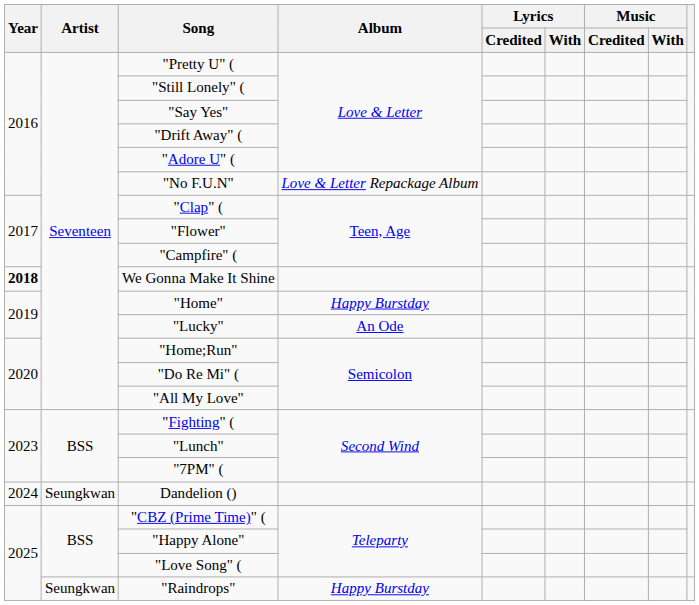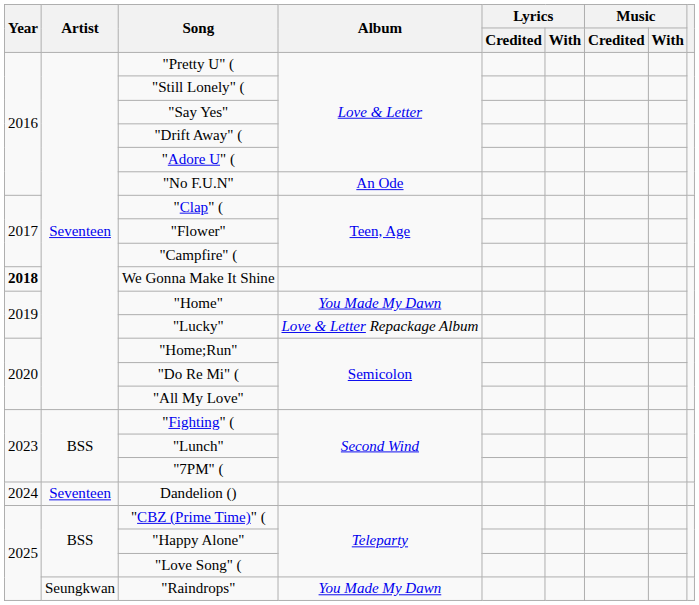(380, 183) Love & Letter Repackage Album -> (380, 183) An Ode
(380, 302) Happy Burstday -> (380, 302) You Made My Dawn
(380, 326) An Ode -> (380, 326) Love & Letter Repackage Album
(80, 493) Seungkwan -> (80, 493) Seventeen
(380, 588) Happy Burstday -> (380, 588) You Made My Dawn
